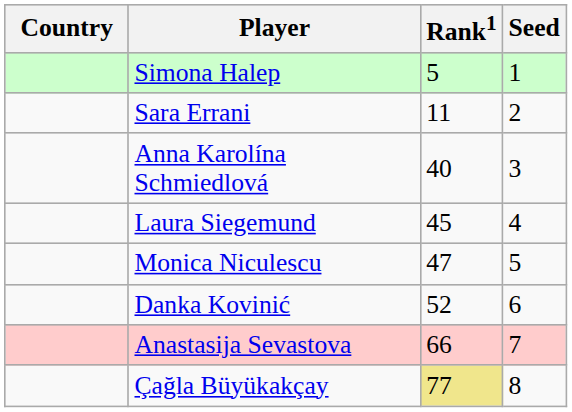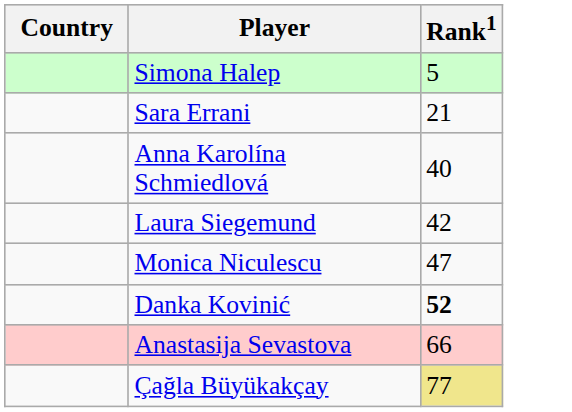- column: (534, 28)
(439, 112) 11 -> (439, 112) 21
(439, 222) 45 -> (439, 222) 42
(439, 304) normal -> (439, 304) bold
